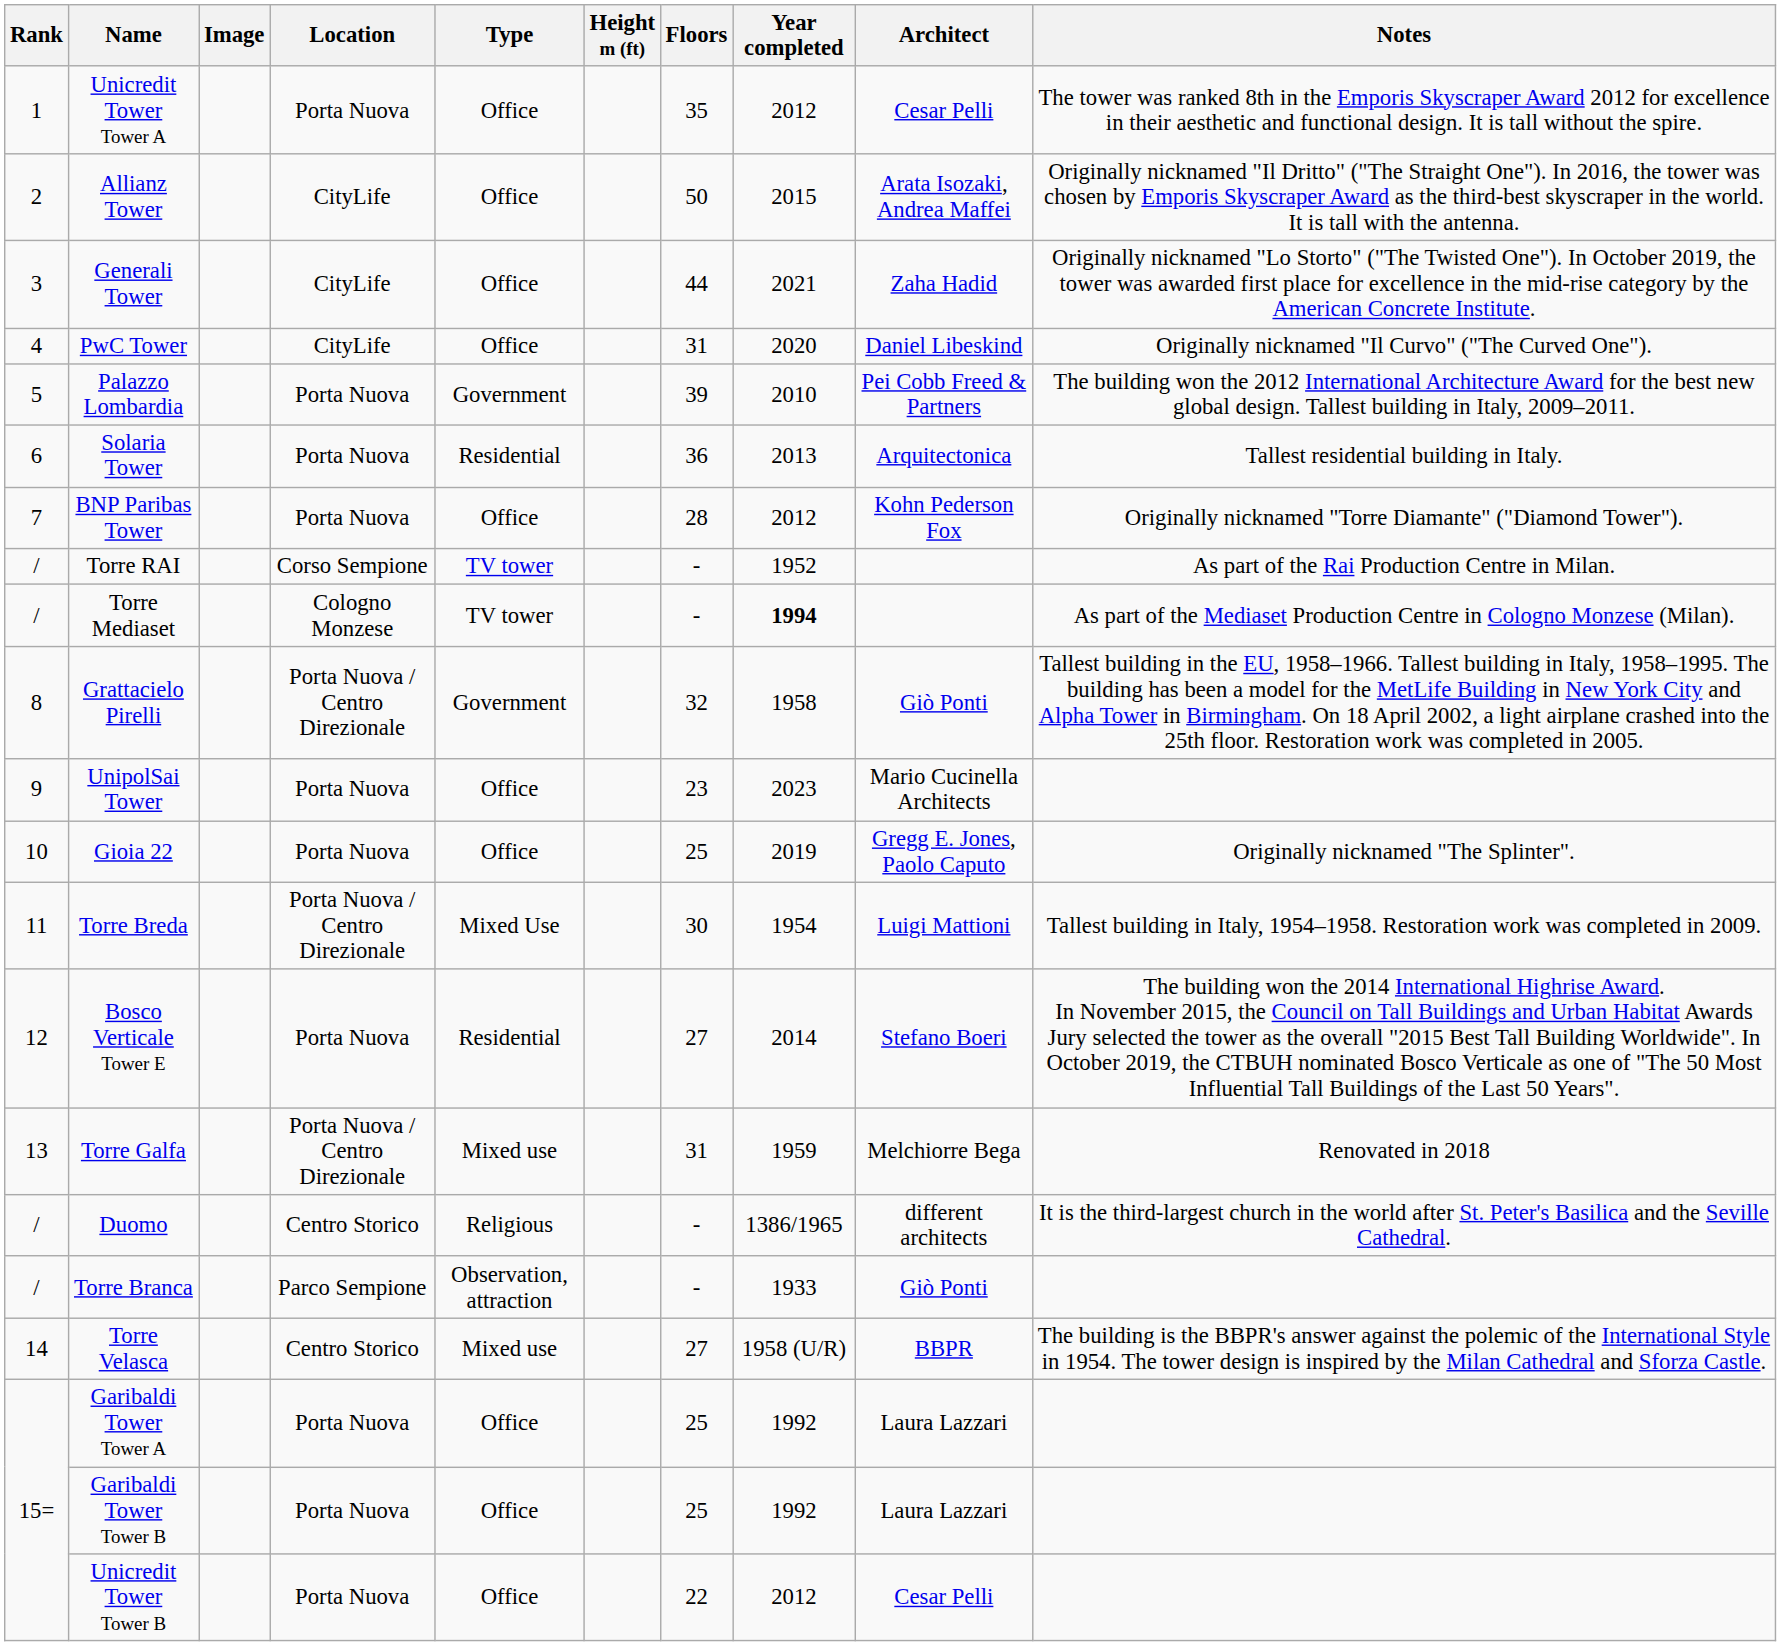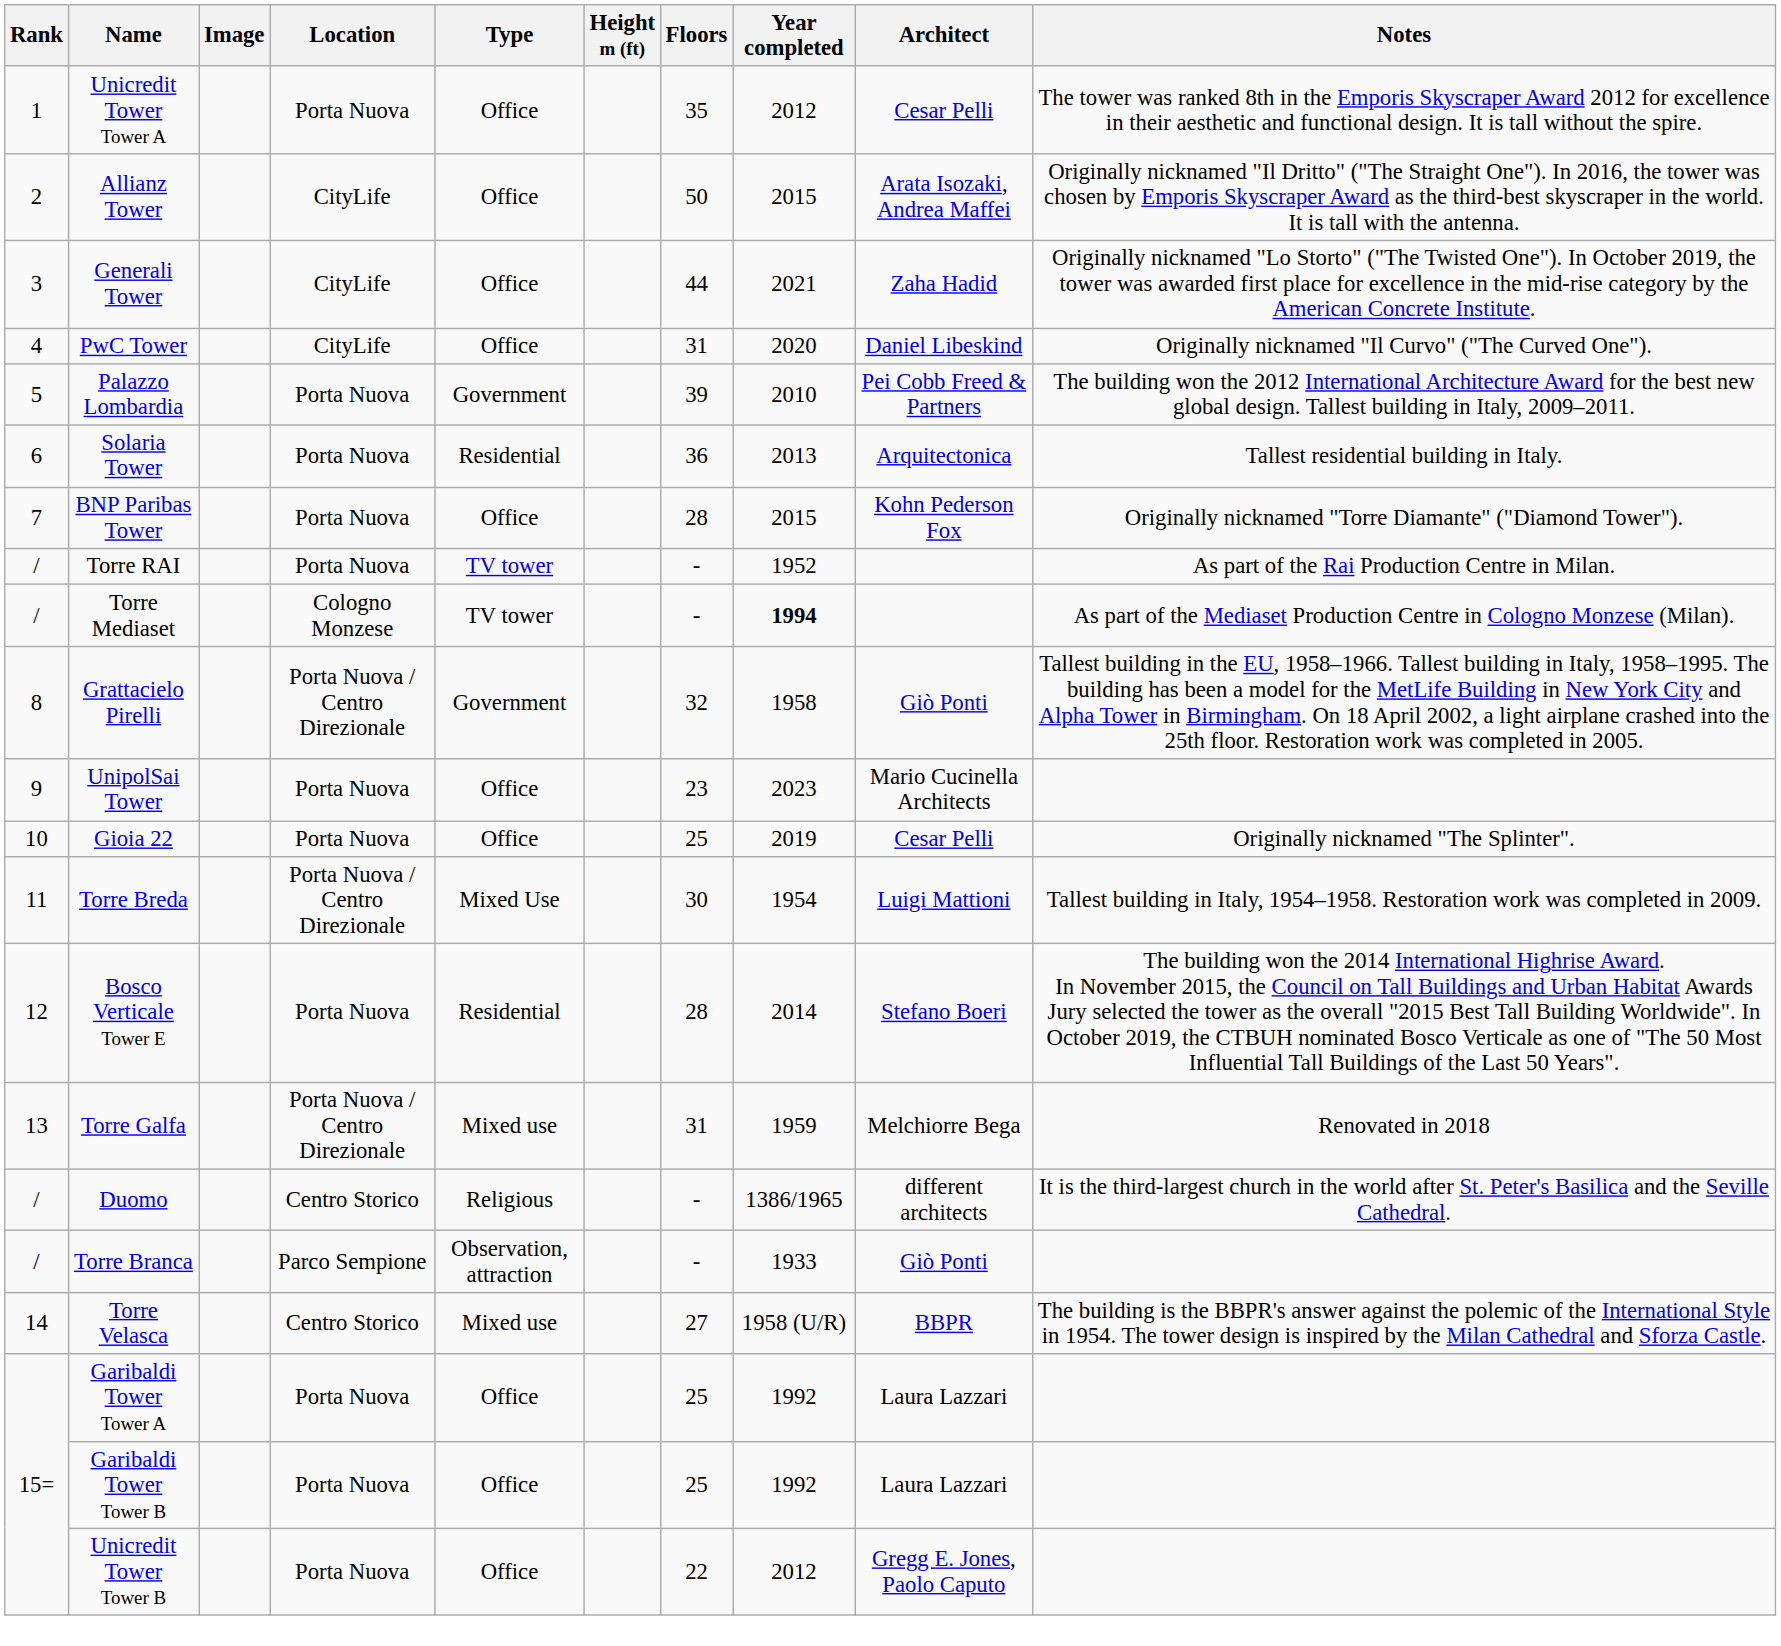(794, 517) 2012 -> (794, 517) 2015
(352, 566) Corso Sempione -> (352, 566) Porta Nuova
(944, 851) Gregg E. Jones, Paolo Caputo -> (944, 838) Cesar Pelli
(696, 1038) 27 -> (696, 1012) 28
(944, 1597) Cesar Pelli -> (944, 1571) Gregg E. Jones, Paolo Caputo
